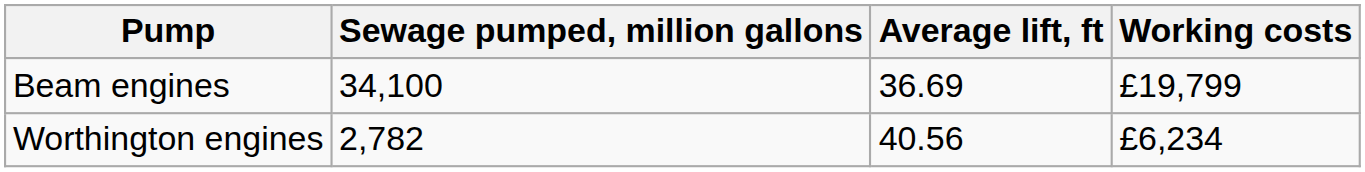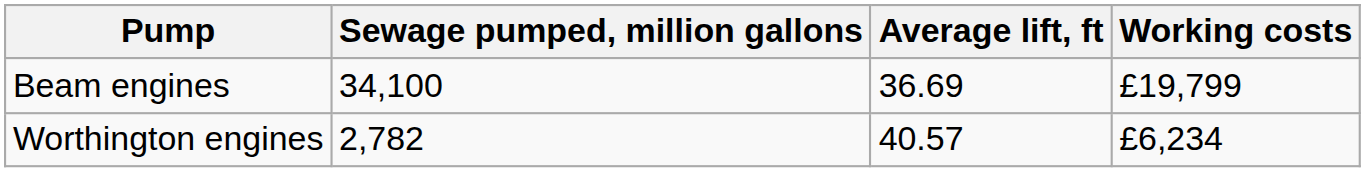(921, 138) 40.56 -> (921, 138) 40.57
